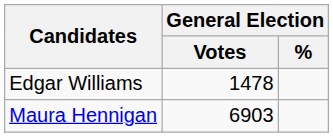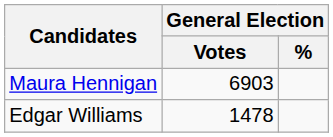rows swapped: (83, 115) <-> (76, 83)
